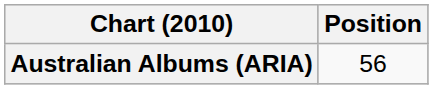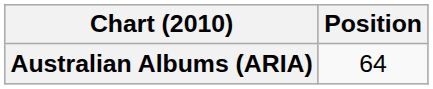(373, 63) 56 -> (373, 63) 64
